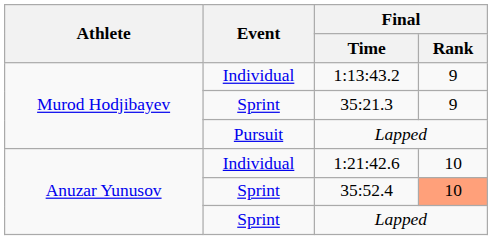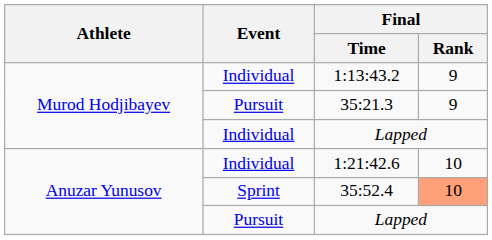(259, 105) Sprint -> (259, 105) Pursuit
(259, 134) Pursuit -> (259, 134) Individual
(259, 220) Sprint -> (259, 220) Pursuit
